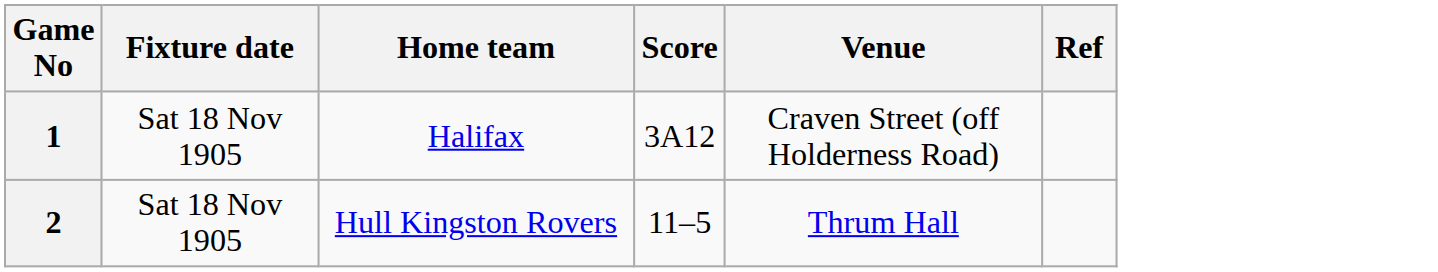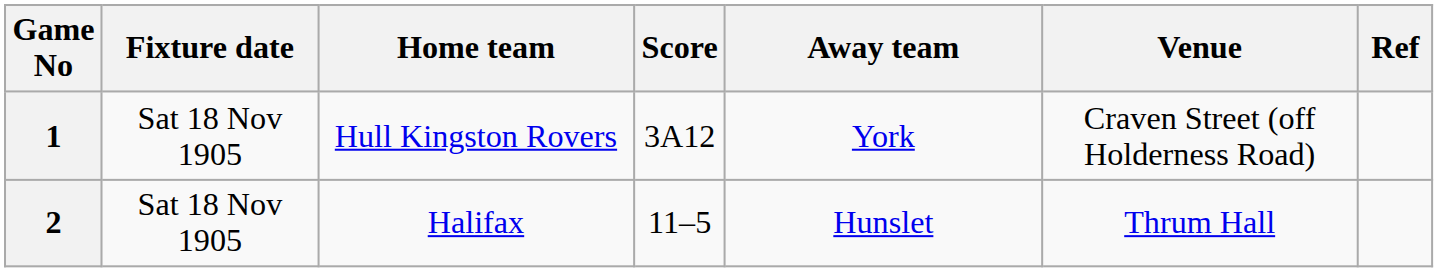+ column: (883, 48)
(476, 135) Halifax -> (476, 135) Hull Kingston Rovers
(476, 222) Hull Kingston Rovers -> (476, 222) Halifax
